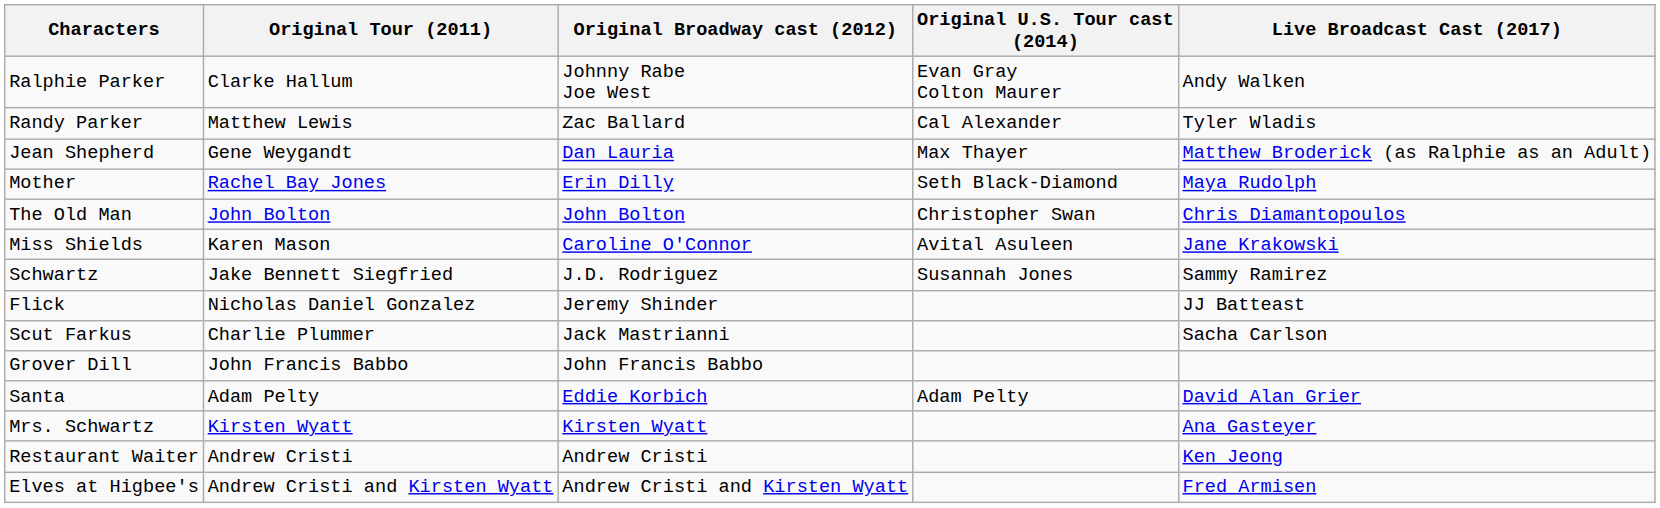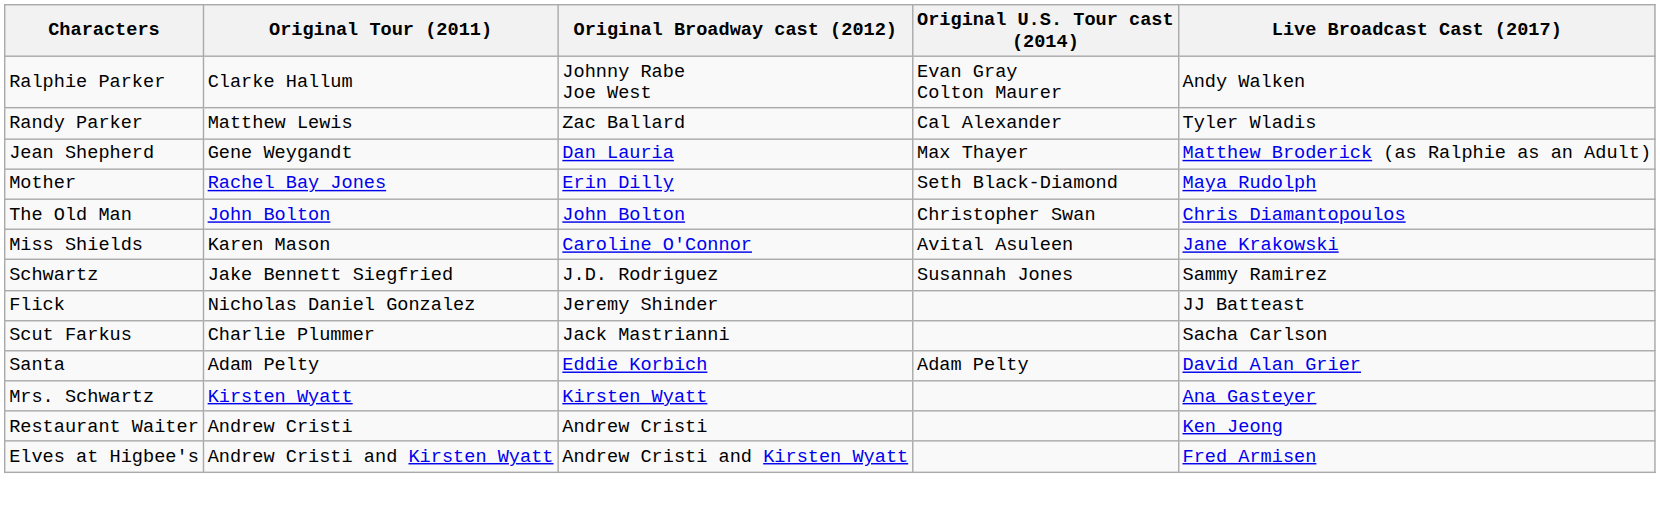- row: (71, 366)
